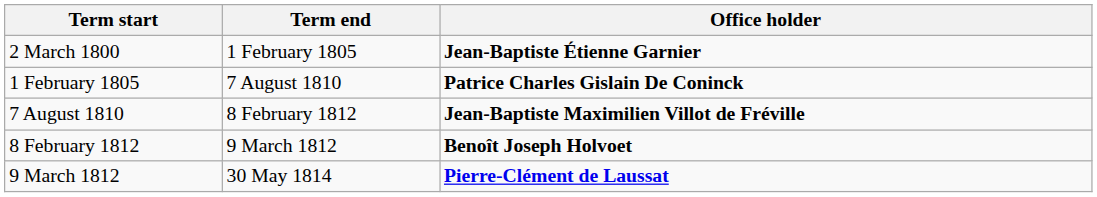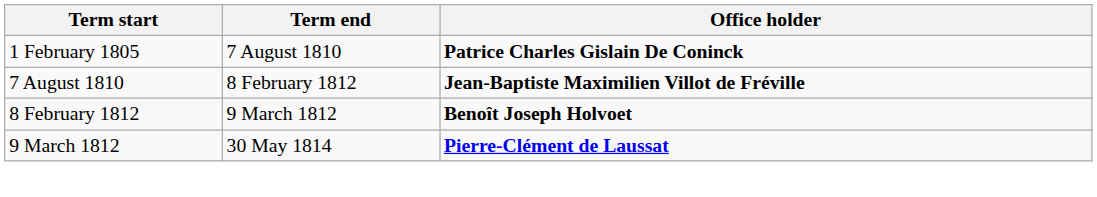- row: (64, 51)
